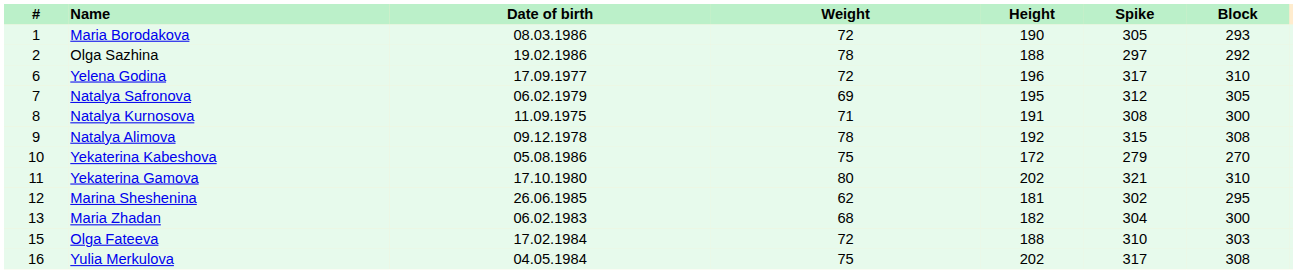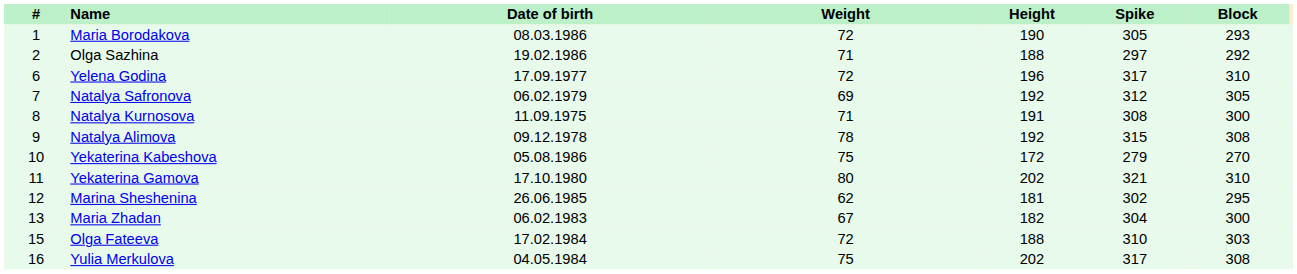(846, 55) 78 -> (846, 55) 71
(1032, 96) 195 -> (1032, 96) 192
(846, 218) 68 -> (846, 218) 67
